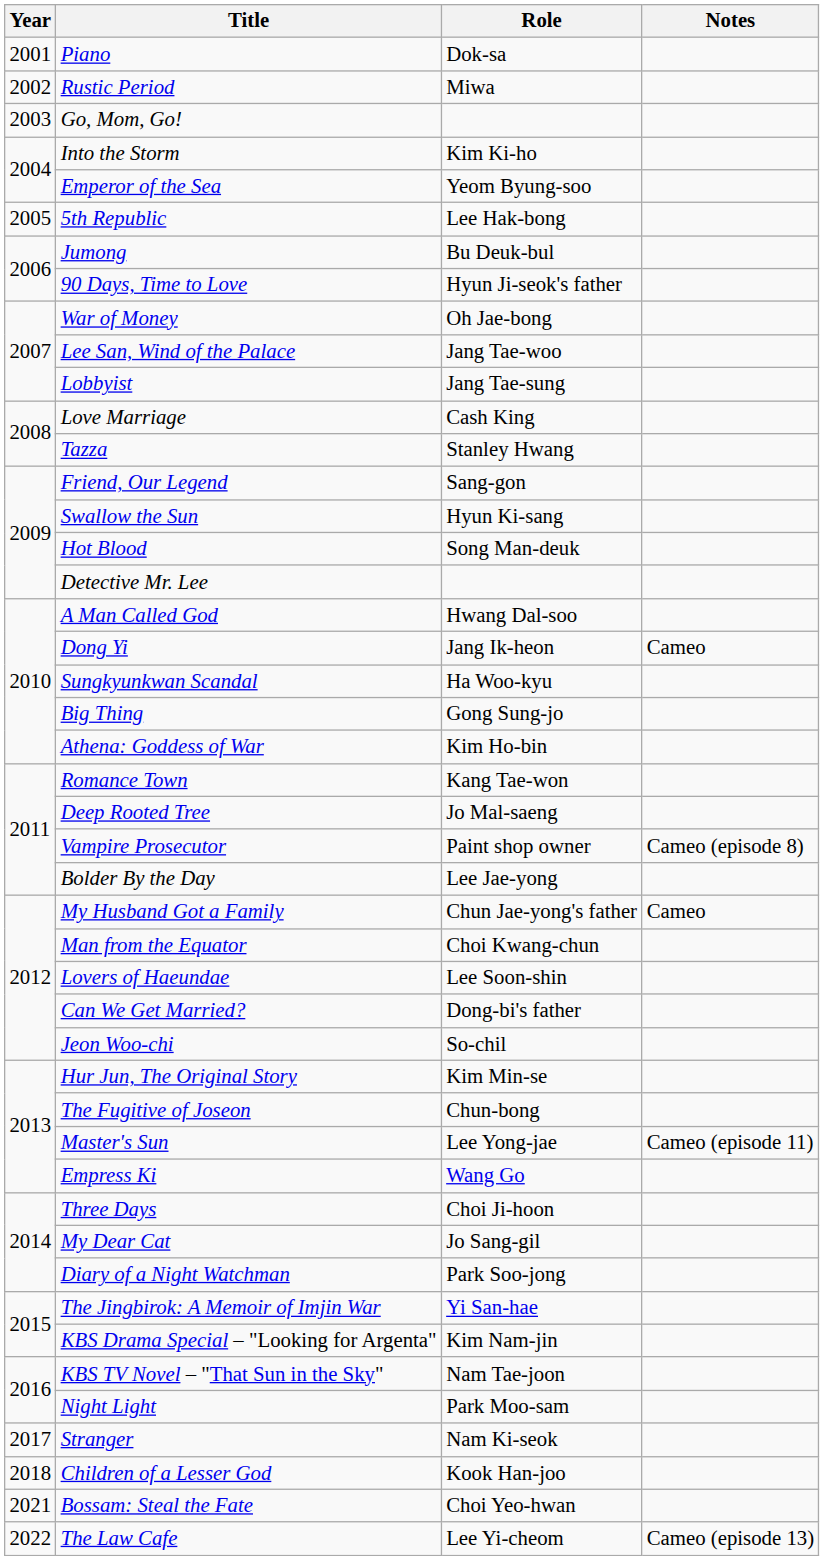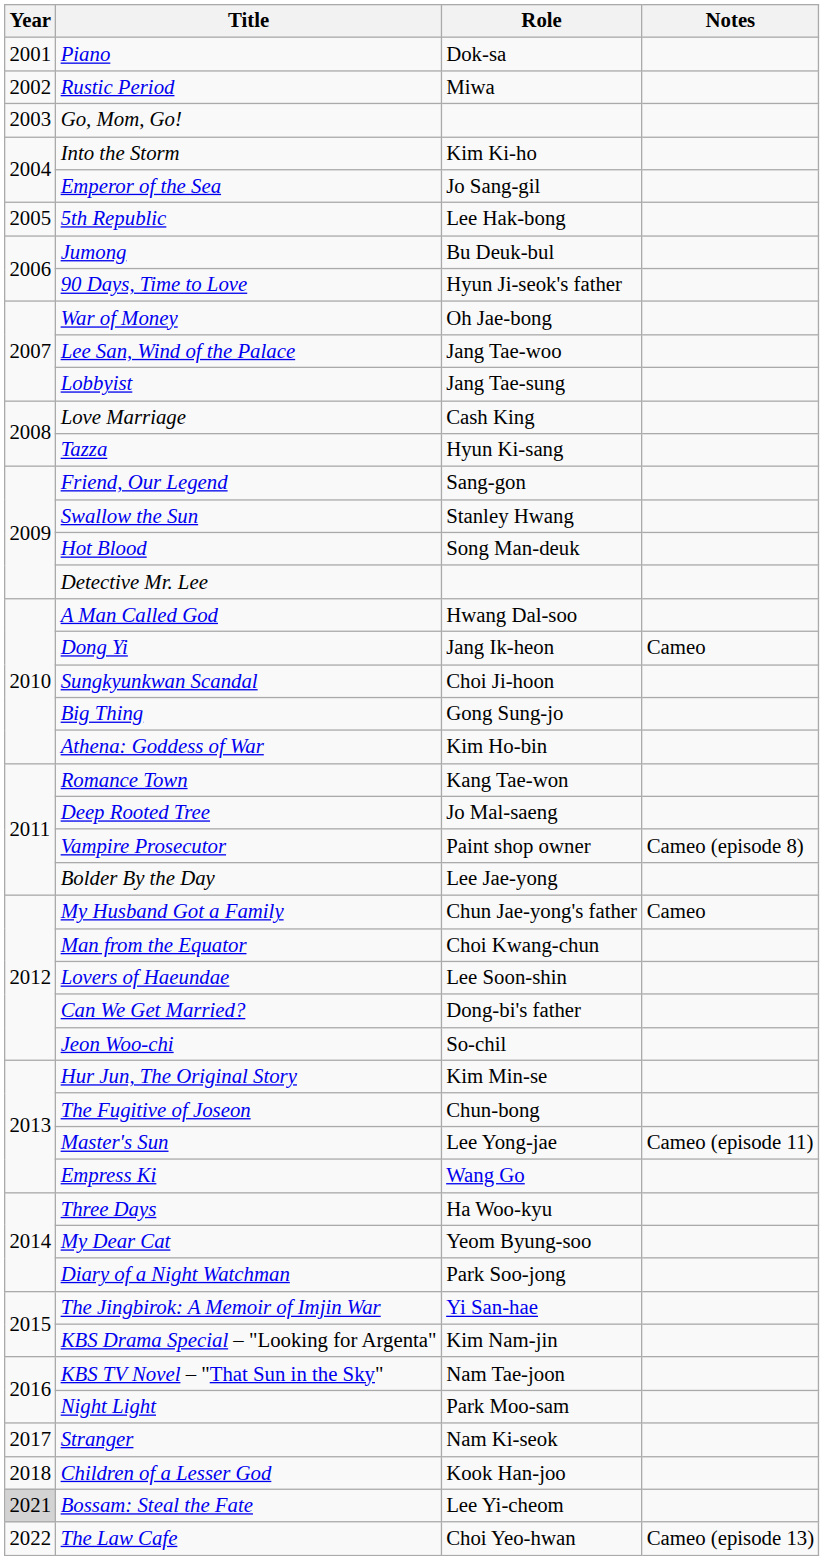(519, 185) Yeom Byung-soo -> (493, 185) Jo Sang-gil
(510, 449) Stanley Hwang -> (505, 449) Hyun Ki-sang
(505, 515) Hyun Ki-sang -> (510, 515) Stanley Hwang
(499, 680) Ha Woo-kyu -> (500, 680) Choi Ji-hoon
(500, 1208) Choi Ji-hoon -> (499, 1208) Ha Woo-kyu
(493, 1241) Jo Sang-gil -> (519, 1241) Yeom Byung-soo
(30, 1505) no background -> (30, 1505) lightgrey background
(511, 1505) Choi Yeo-hwan -> (505, 1505) Lee Yi-cheom
(505, 1538) Lee Yi-cheom -> (511, 1538) Choi Yeo-hwan
